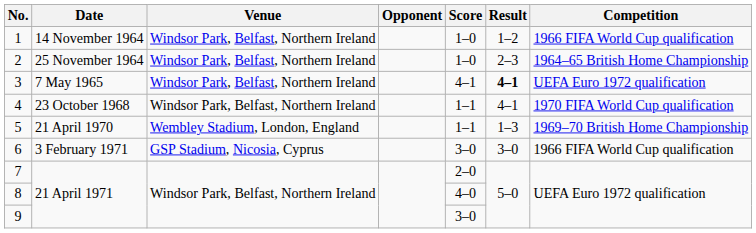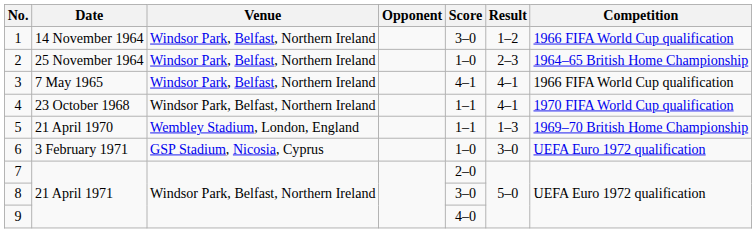(465, 37) 1–0 -> (465, 37) 3–0
(508, 82) bold -> (508, 82) normal
(620, 82) UEFA Euro 1972 qualification -> (634, 82) 1966 FIFA World Cup qualification
(465, 149) 3–0 -> (465, 149) 1–0
(634, 149) 1966 FIFA World Cup qualification -> (620, 149) UEFA Euro 1972 qualification
(465, 194) 4–0 -> (465, 194) 3–0
(465, 216) 3–0 -> (465, 216) 4–0
